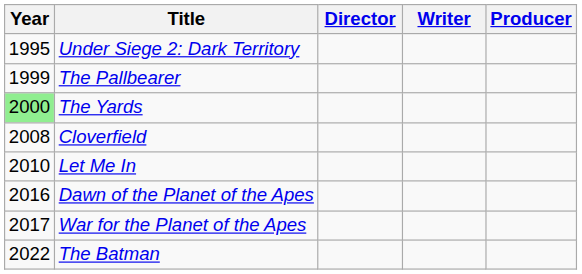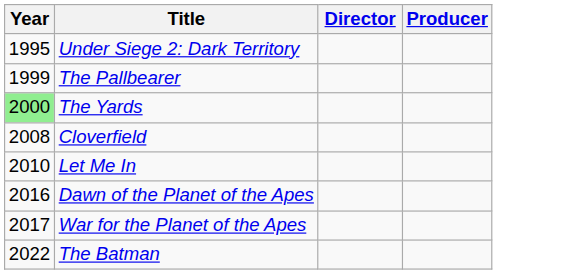- column: (444, 19)
